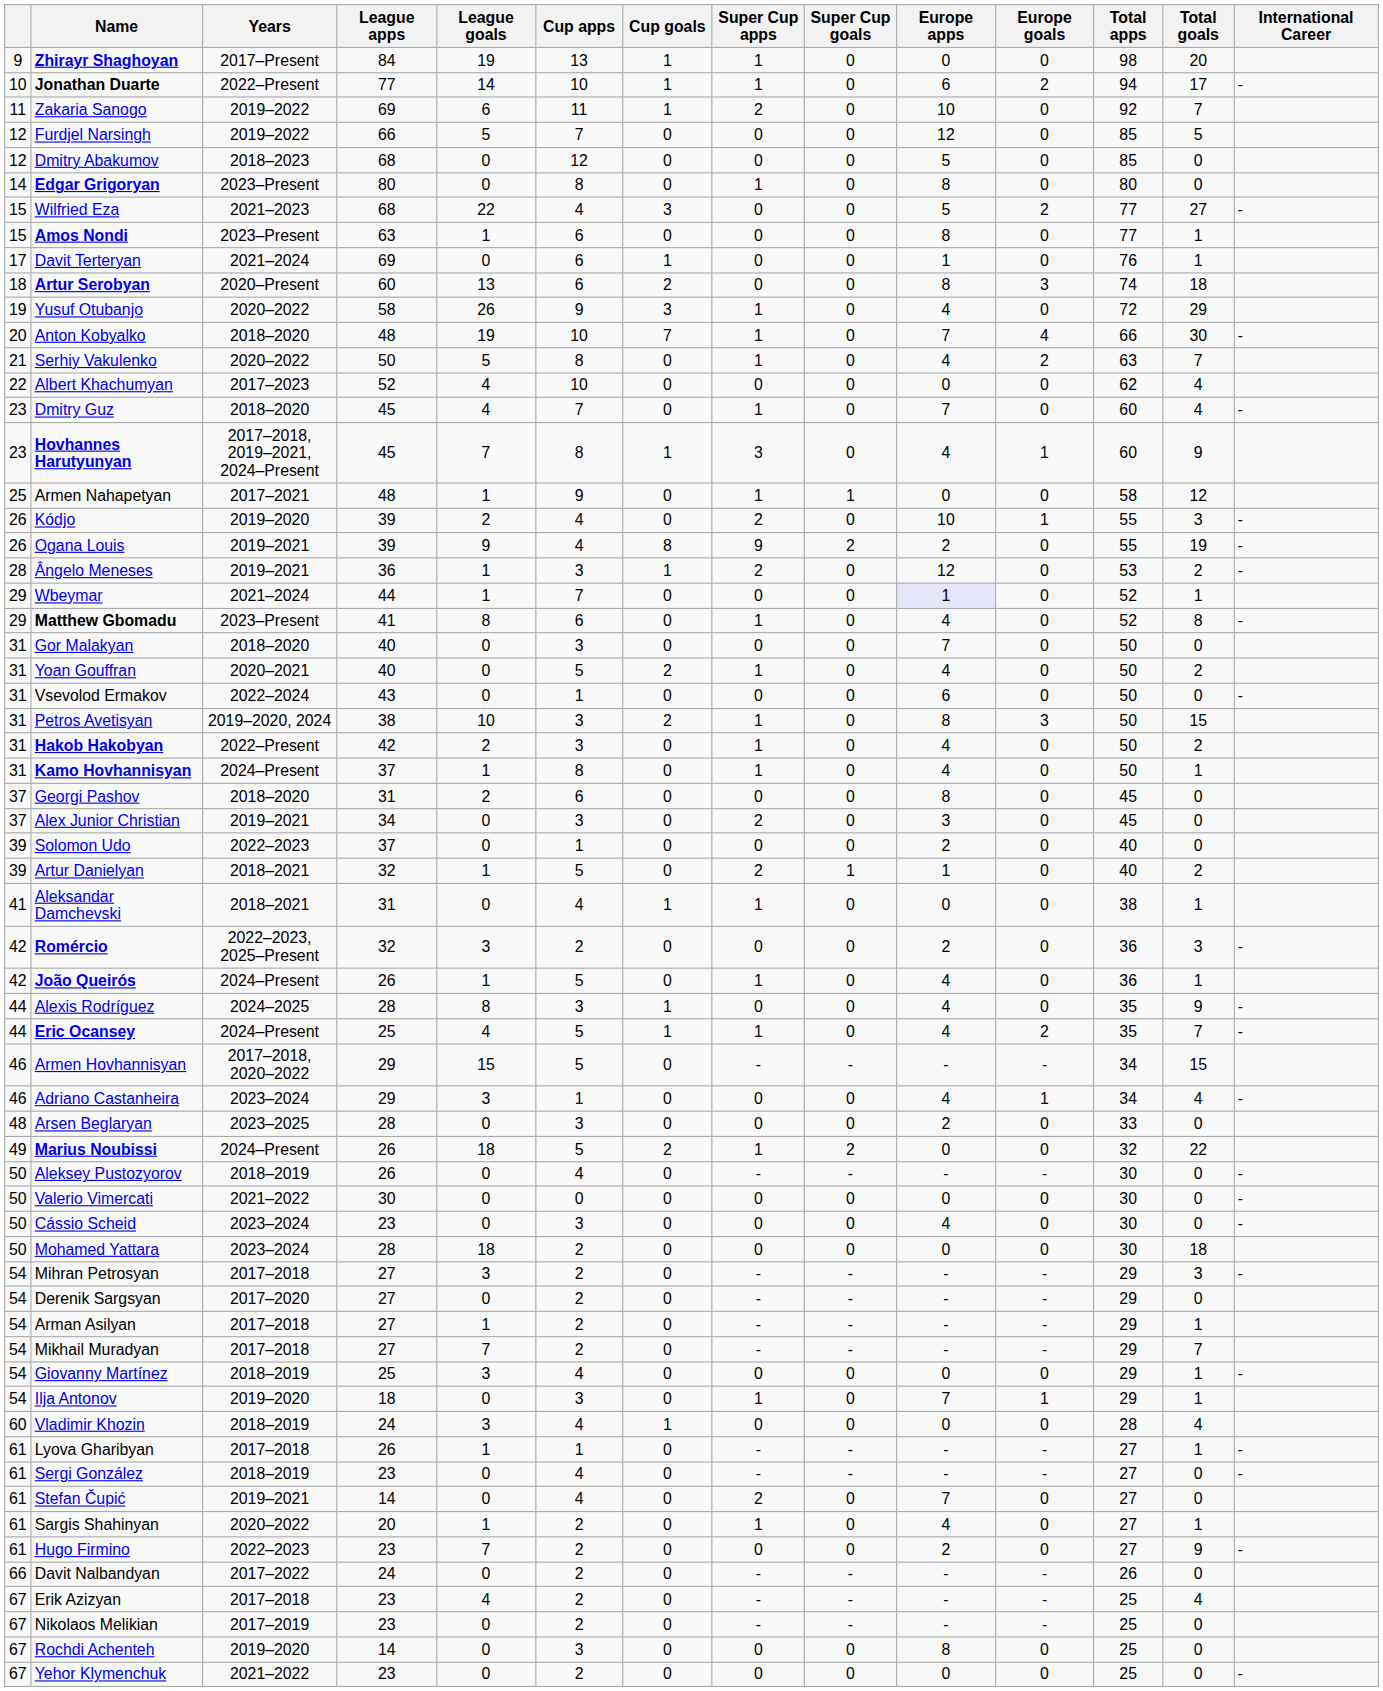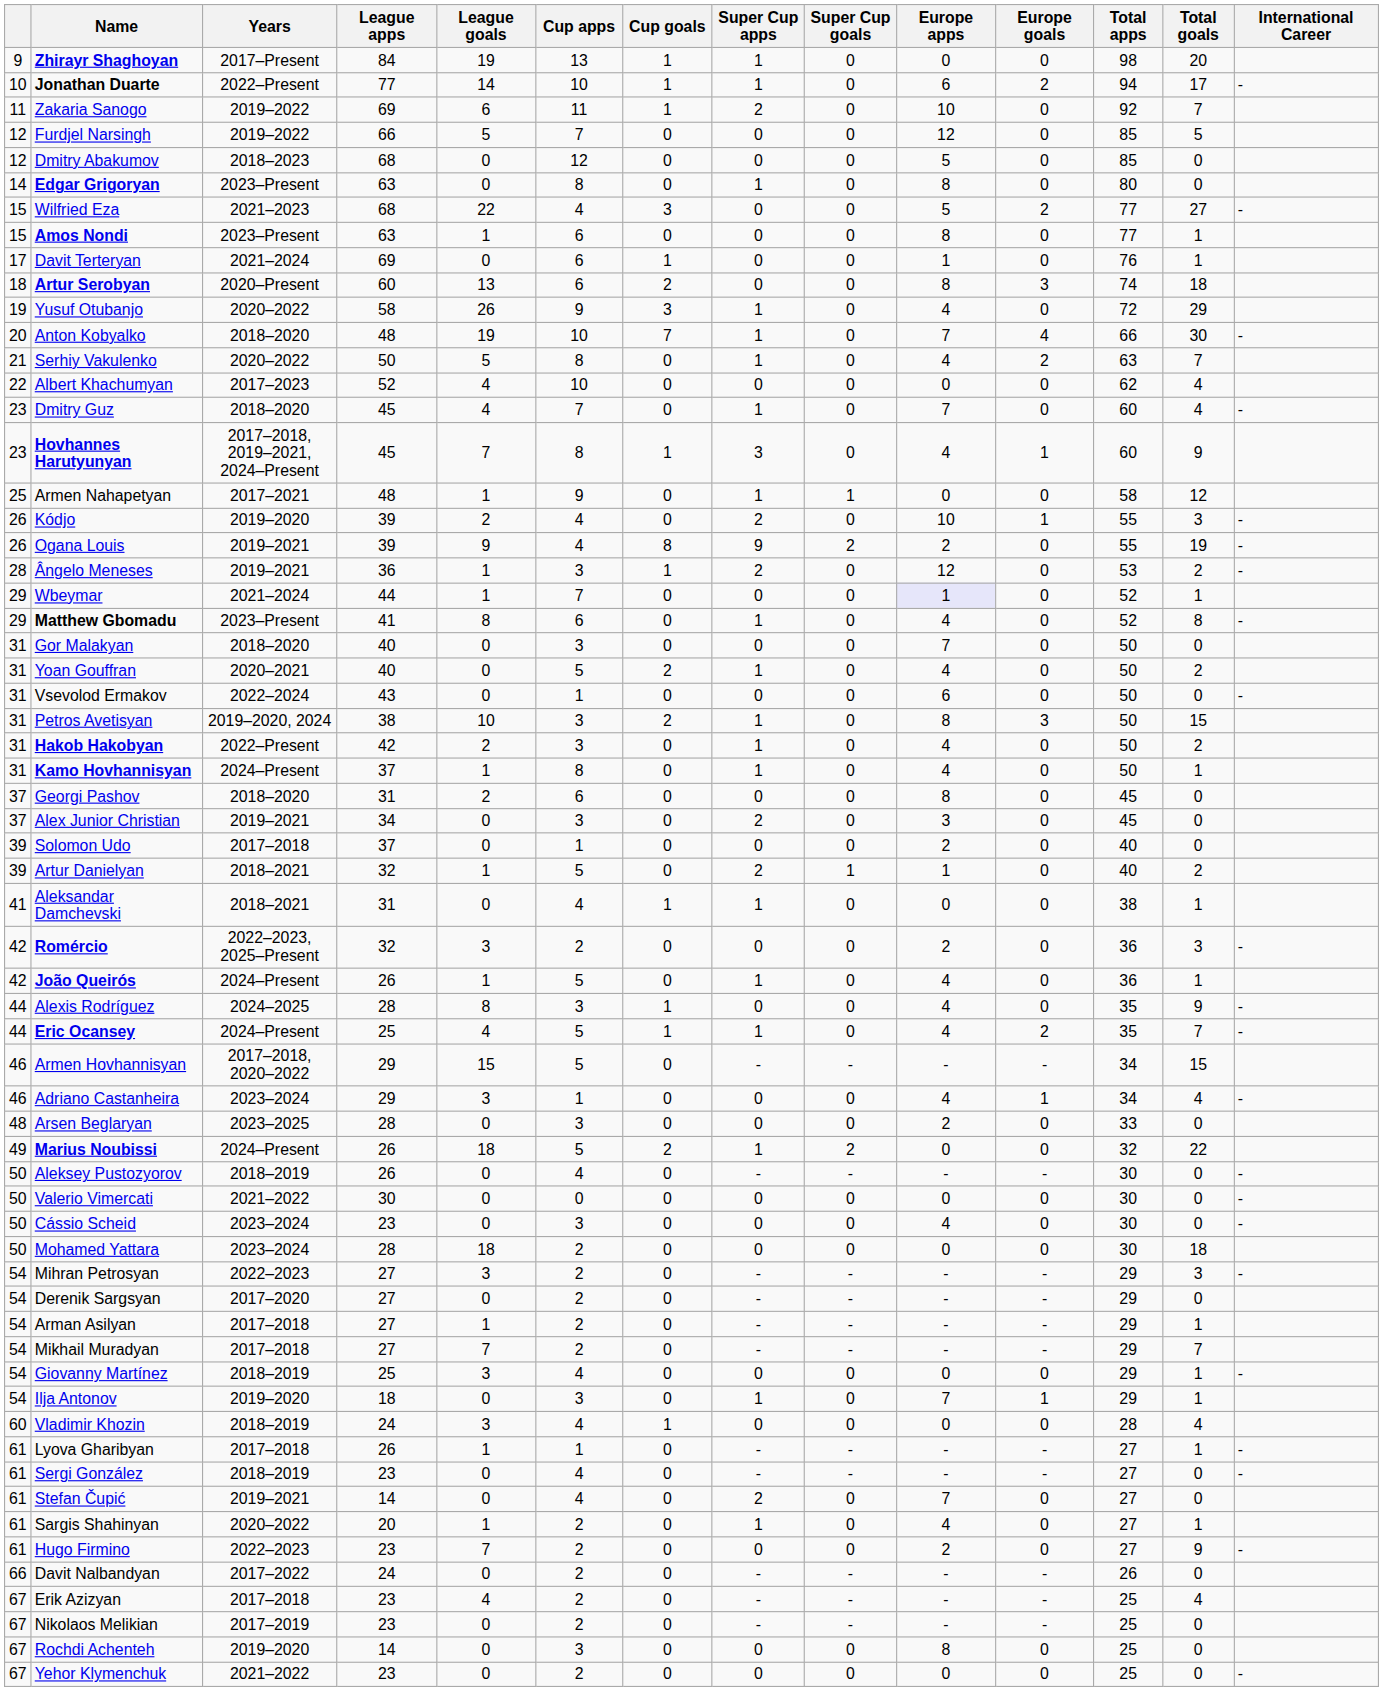(387, 185) 80 -> (387, 185) 63
(270, 846) 2022–2023 -> (270, 846) 2017–2018
(270, 1274) 2017–2018 -> (270, 1274) 2022–2023
